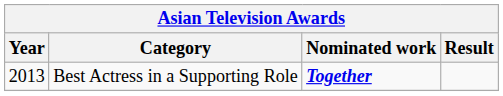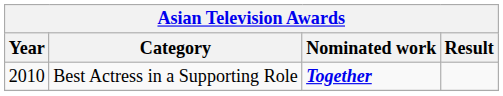(27, 76) 2013 -> (27, 76) 2010
